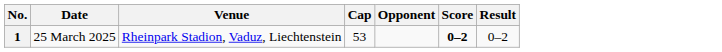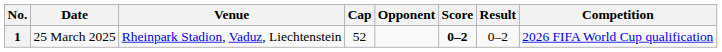+ column: (618, 15)
(360, 36) 53 -> (360, 36) 52
